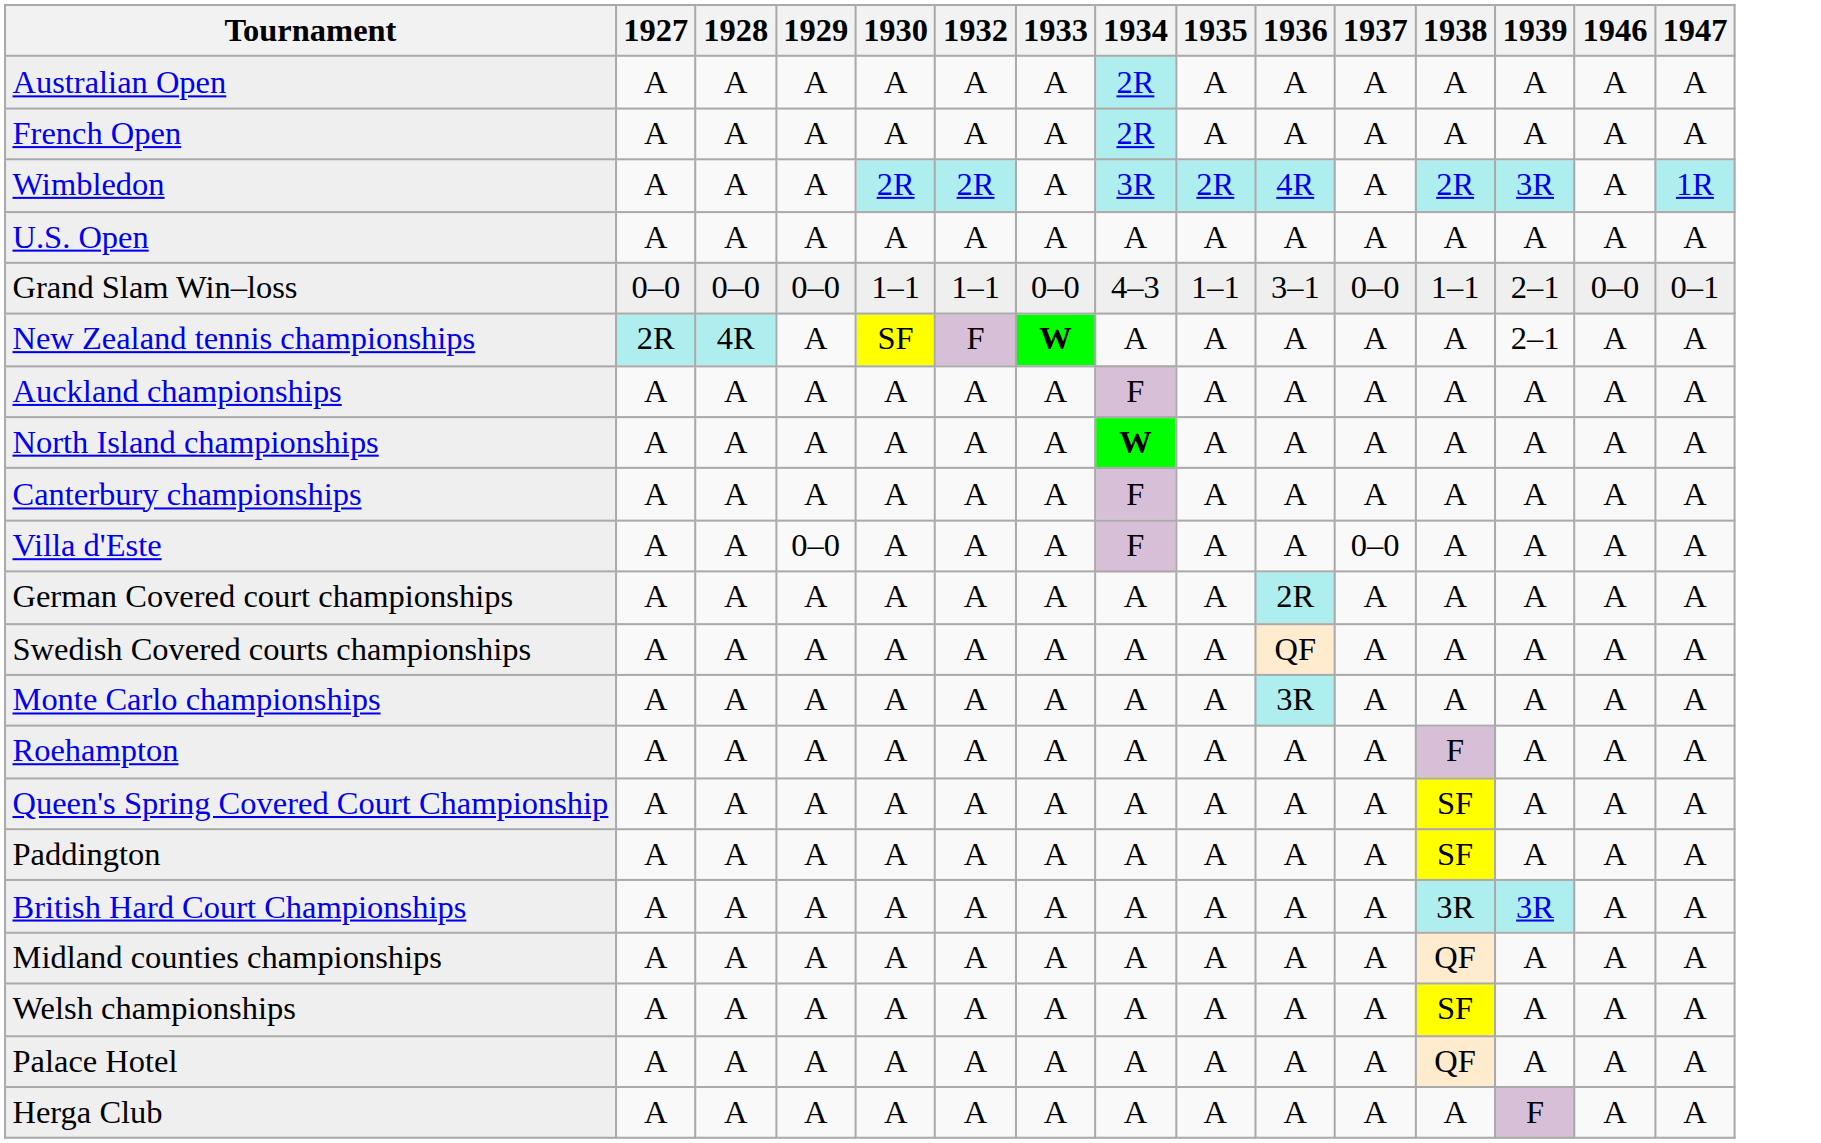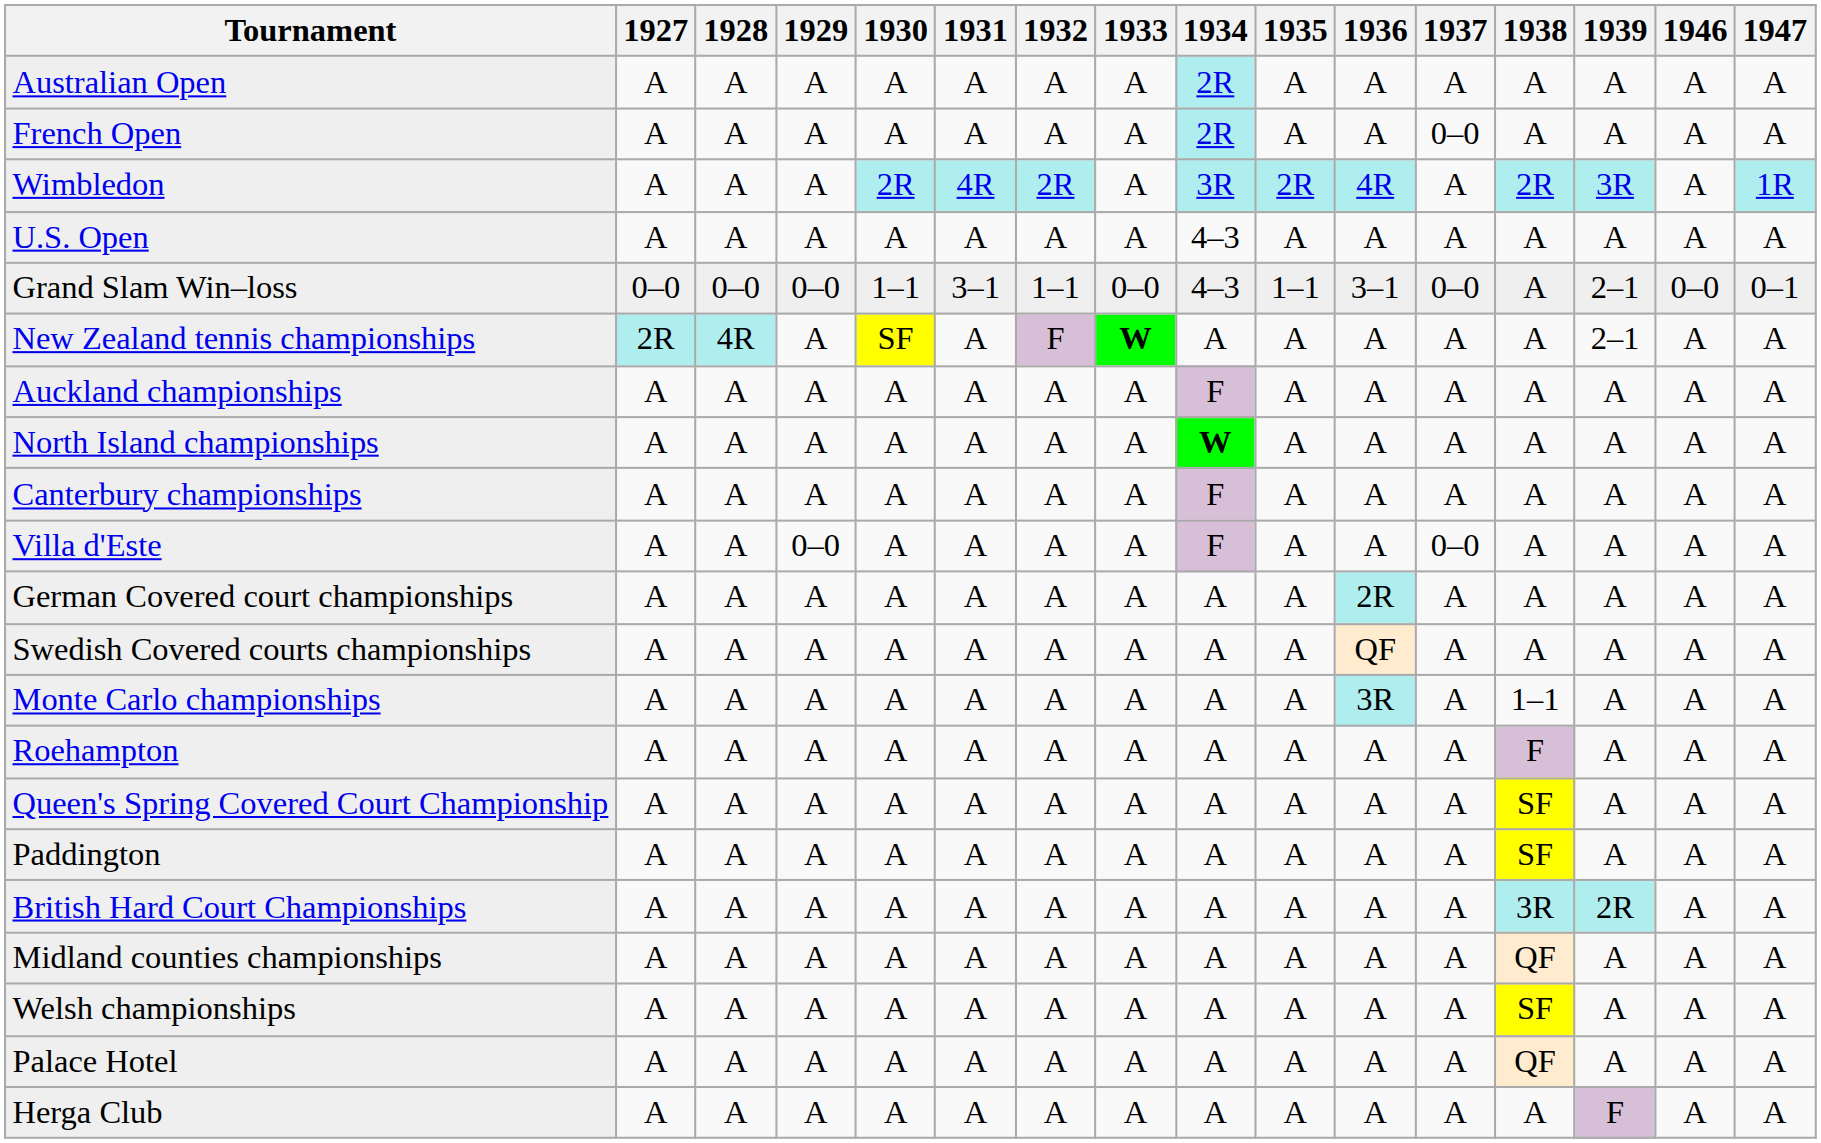+ column: (976, 30)
(1375, 133) A -> (1455, 133) 0–0
(1135, 236) A -> (1215, 236) 4–3
(1455, 287) 1–1 -> (1535, 287) A
(1455, 699) A -> (1535, 699) 1–1
(1535, 905) 3R -> (1615, 905) 2R
